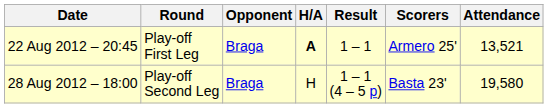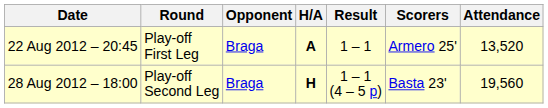(502, 45) 13,521 -> (502, 45) 13,520
(311, 84) normal -> (311, 84) bold
(502, 84) 19,580 -> (502, 84) 19,560
